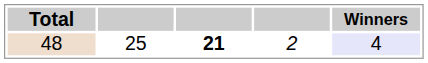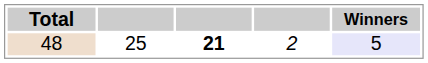(376, 44) 4 -> (376, 44) 5
